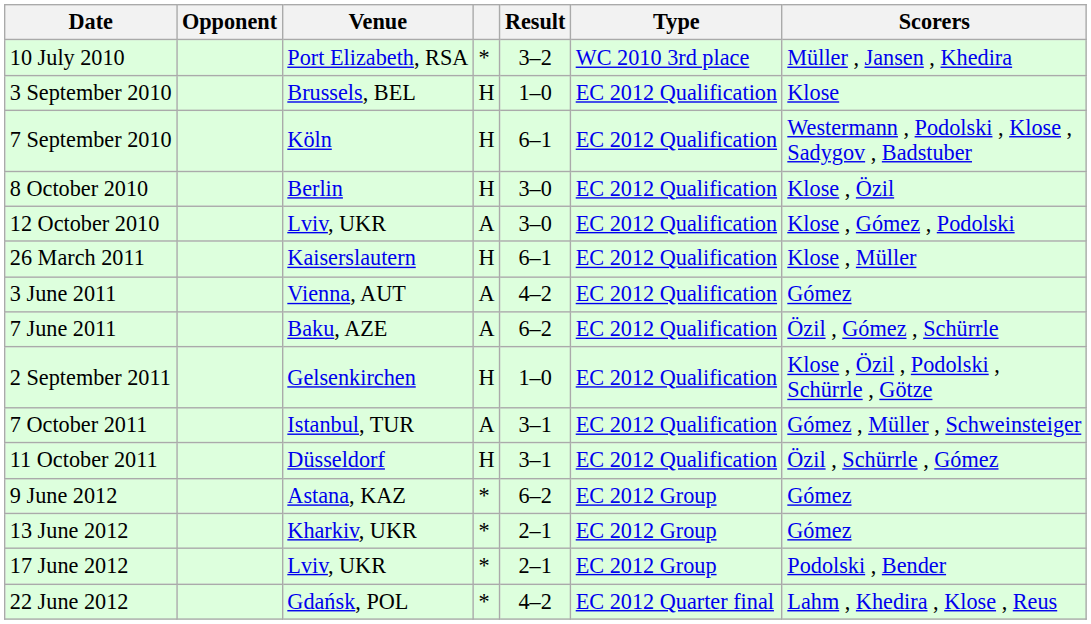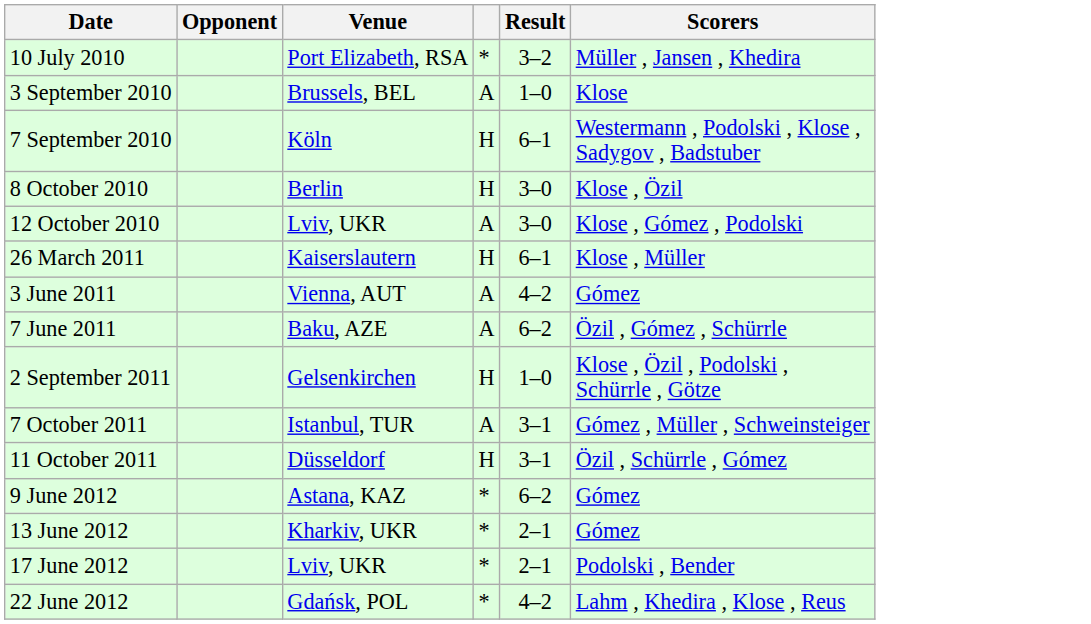- column: (676, 22)
(487, 92) H -> (487, 92) A
